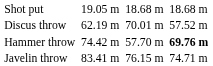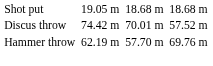(100, 25) 62.19 m -> (100, 25) 74.42 m
(100, 42) 74.42 m -> (100, 42) 62.19 m
(189, 42) bold -> (188, 42) normal
- row: (36, 58)
